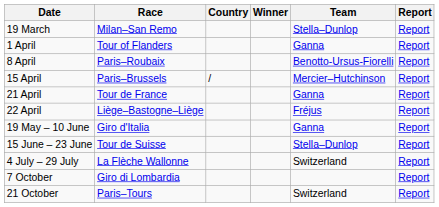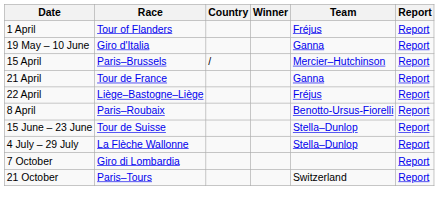- row: (28, 29)
(309, 45) Ganna -> (307, 29) Fréjus
rows swapped: (21, 62) <-> (48, 128)
(320, 161) Switzerland -> (325, 144) Stella–Dunlop
